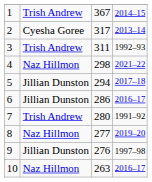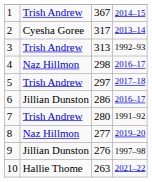(102, 47) 311 -> (102, 47) 313
(130, 64) 2021–22 -> (130, 64) 2016–17
(56, 82) Jillian Dunston -> (53, 82) Trish Andrew
(102, 82) 294 -> (102, 82) 297
(51, 168) Naz Hillmon -> (53, 168) Hallie Thome
(130, 168) 2016–17 -> (130, 168) 2021–22
